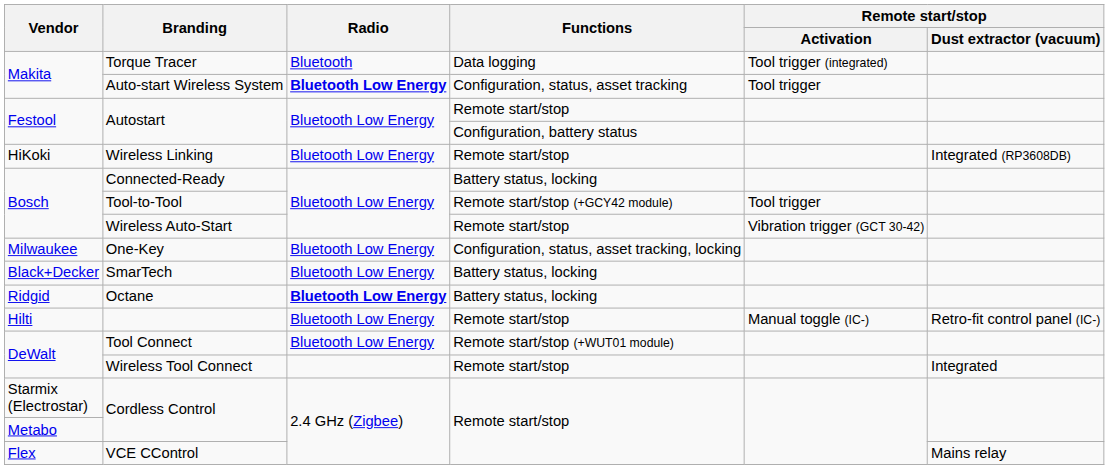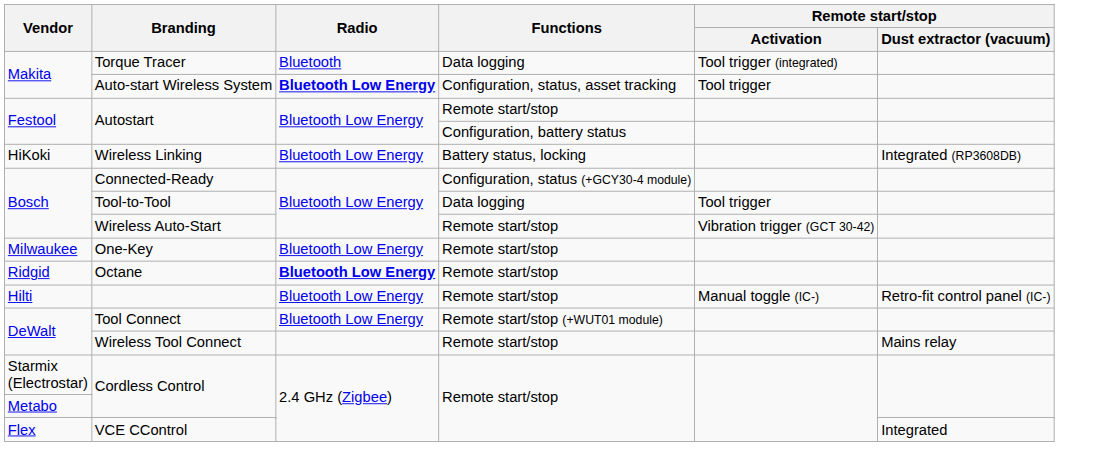(511, 156) Remote start/stop -> (514, 156) Battery status, locking
(525, 179) Battery status, locking -> (567, 179) Configuration, status (+GCY30-4 module)
(563, 202) Remote start/stop (+GCY42 module) -> (483, 202) Data logging
(597, 249) Configuration, status, asset tracking, locking -> (500, 249) Remote start/stop
- row: (53, 272)
(525, 296) Battery status, locking -> (500, 272) Remote start/stop
(964, 366) Integrated -> (919, 343) Mains relay
(969, 452) Mains relay -> (914, 429) Integrated
